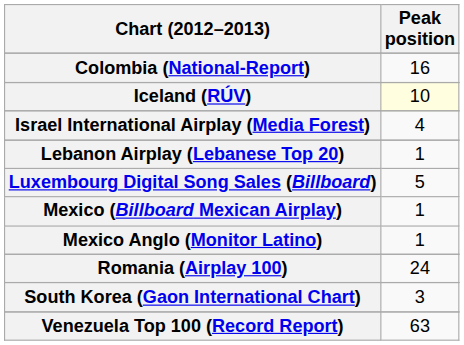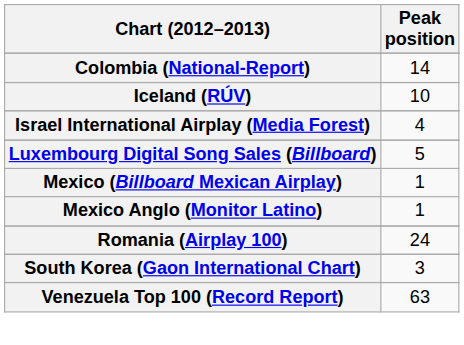(420, 67) 16 -> (420, 67) 14
(420, 96) lightyellow background -> (420, 96) no background
- row: (193, 153)
